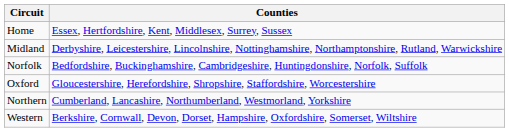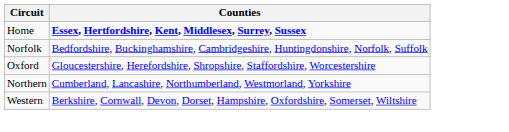(172, 30) normal -> (179, 30) bold
- row: (26, 48)
